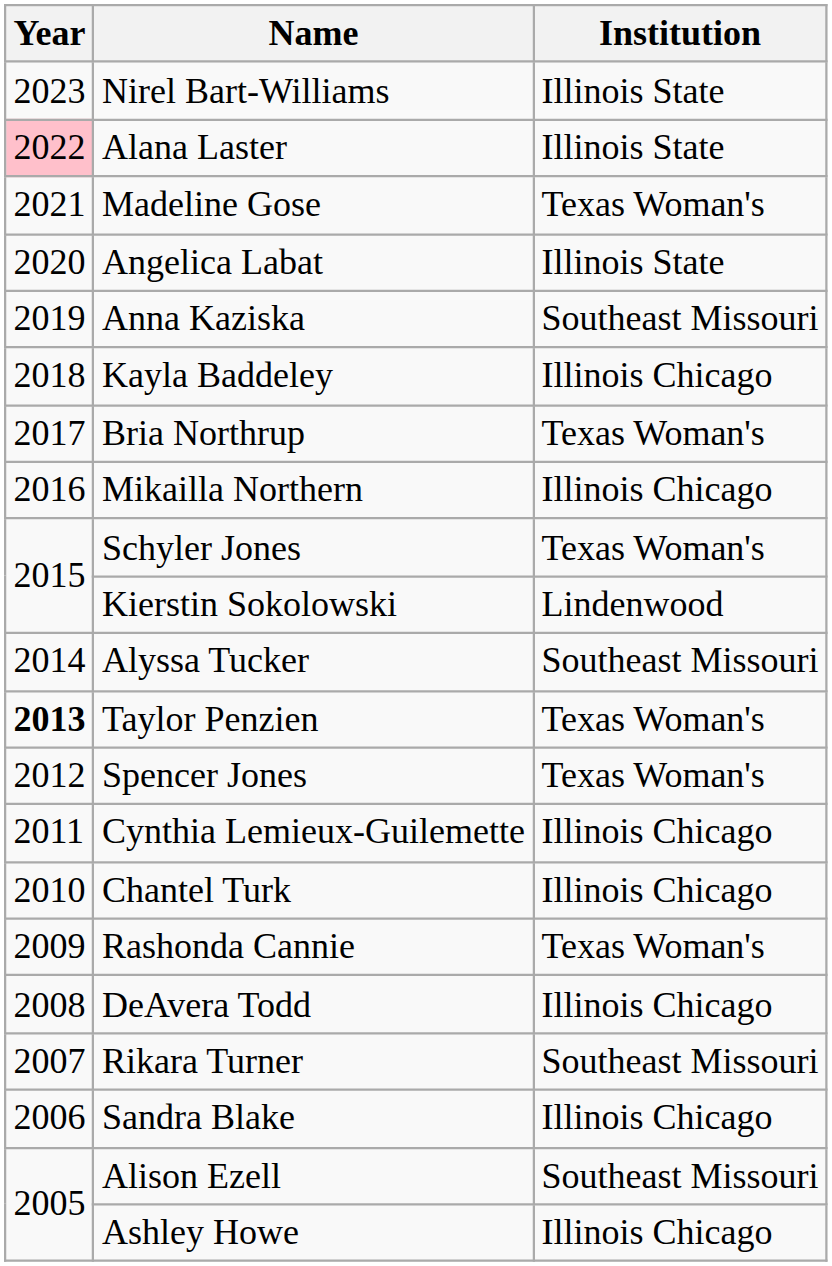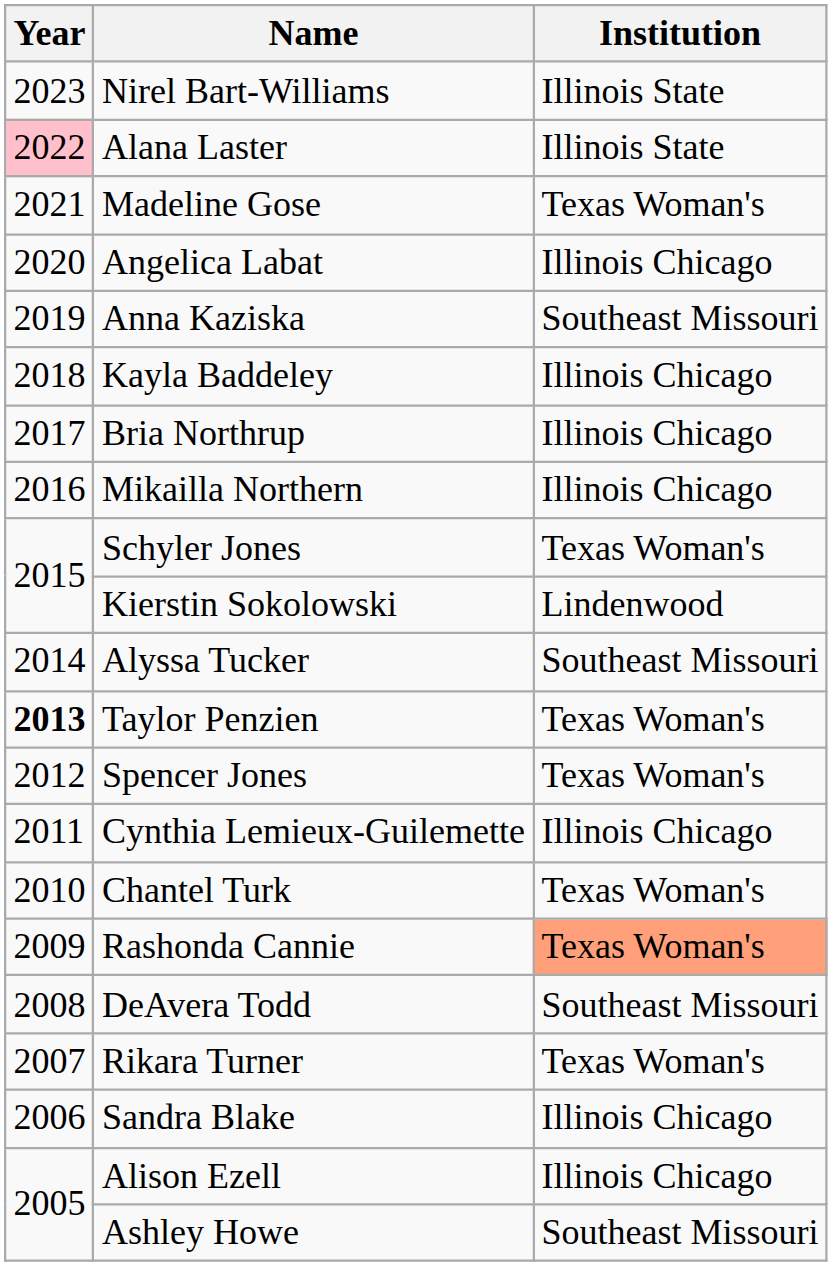(633, 261) Illinois State -> (657, 261) Illinois Chicago
(653, 432) Texas Woman's -> (657, 432) Illinois Chicago
(657, 889) Illinois Chicago -> (653, 889) Texas Woman's
(653, 946) no background -> (653, 946) lightsalmon background
(657, 1003) Illinois Chicago -> (680, 1003) Southeast Missouri
(680, 1060) Southeast Missouri -> (653, 1060) Texas Woman's
(680, 1174) Southeast Missouri -> (657, 1174) Illinois Chicago
(657, 1232) Illinois Chicago -> (680, 1232) Southeast Missouri
